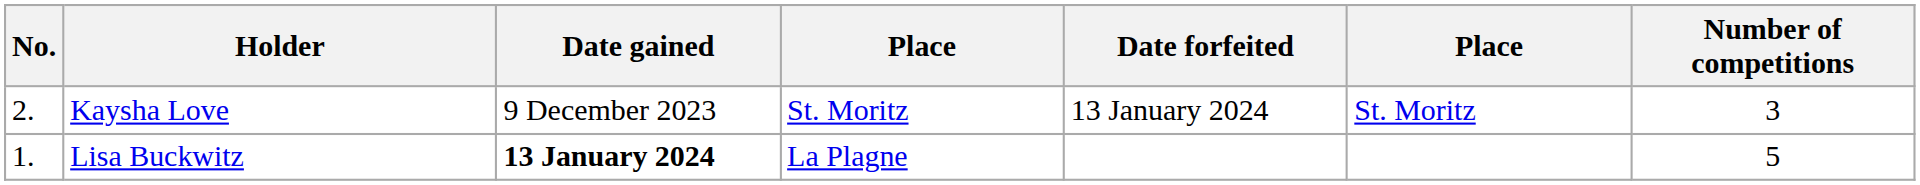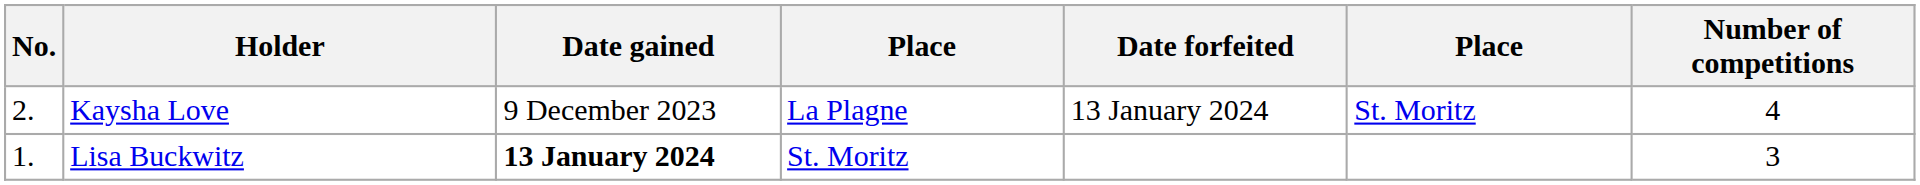(848, 110) St. Moritz -> (847, 110) La Plagne
(1773, 110) 3 -> (1773, 110) 4
(847, 157) La Plagne -> (848, 157) St. Moritz
(1773, 157) 5 -> (1773, 157) 3
